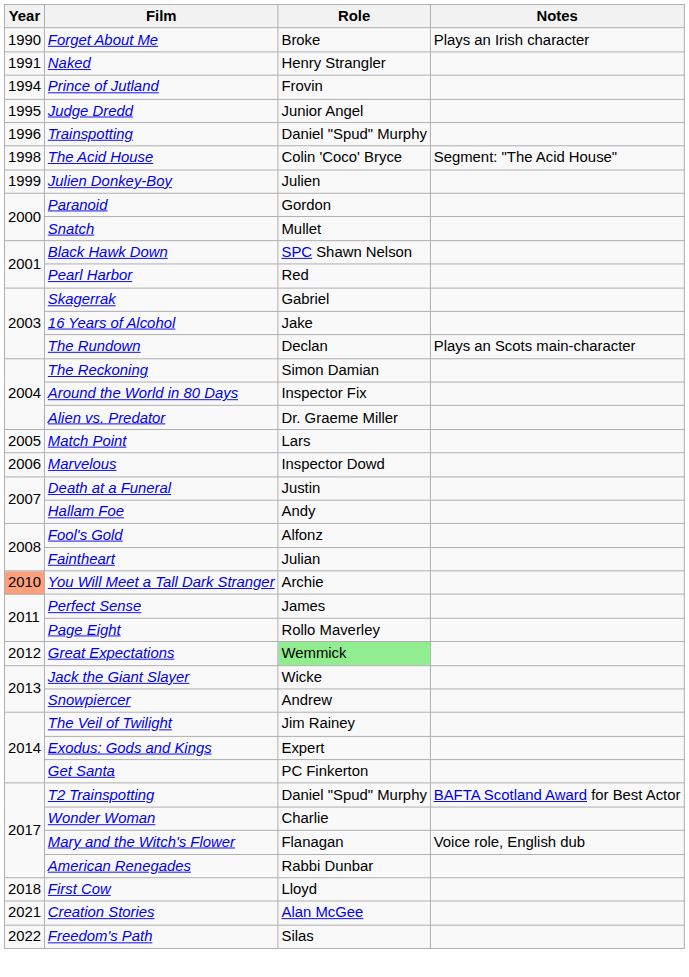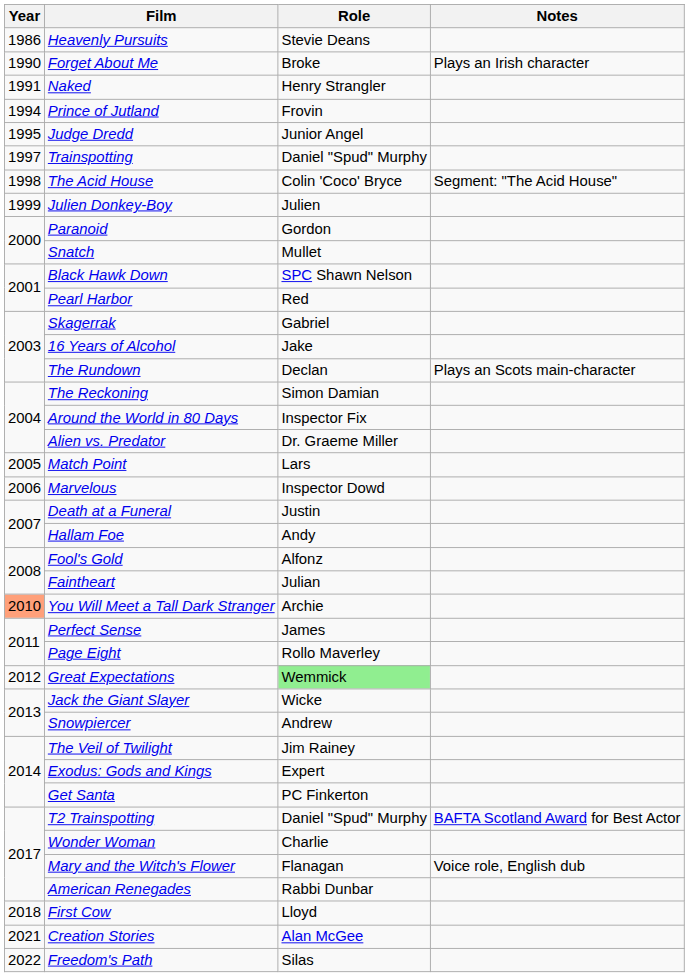+ row: (108, 39)
(24, 134) 1996 -> (24, 157) 1997
